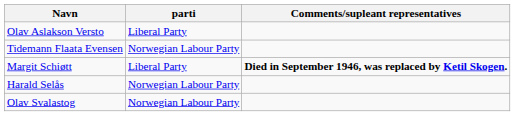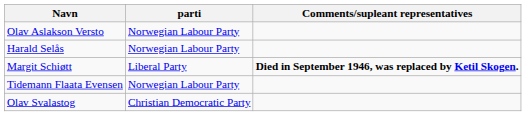(157, 31) Liberal Party -> (184, 31) Norwegian Labour Party
rows swapped: (35, 84) <-> (65, 48)
(184, 102) Norwegian Labour Party -> (189, 102) Christian Democratic Party
